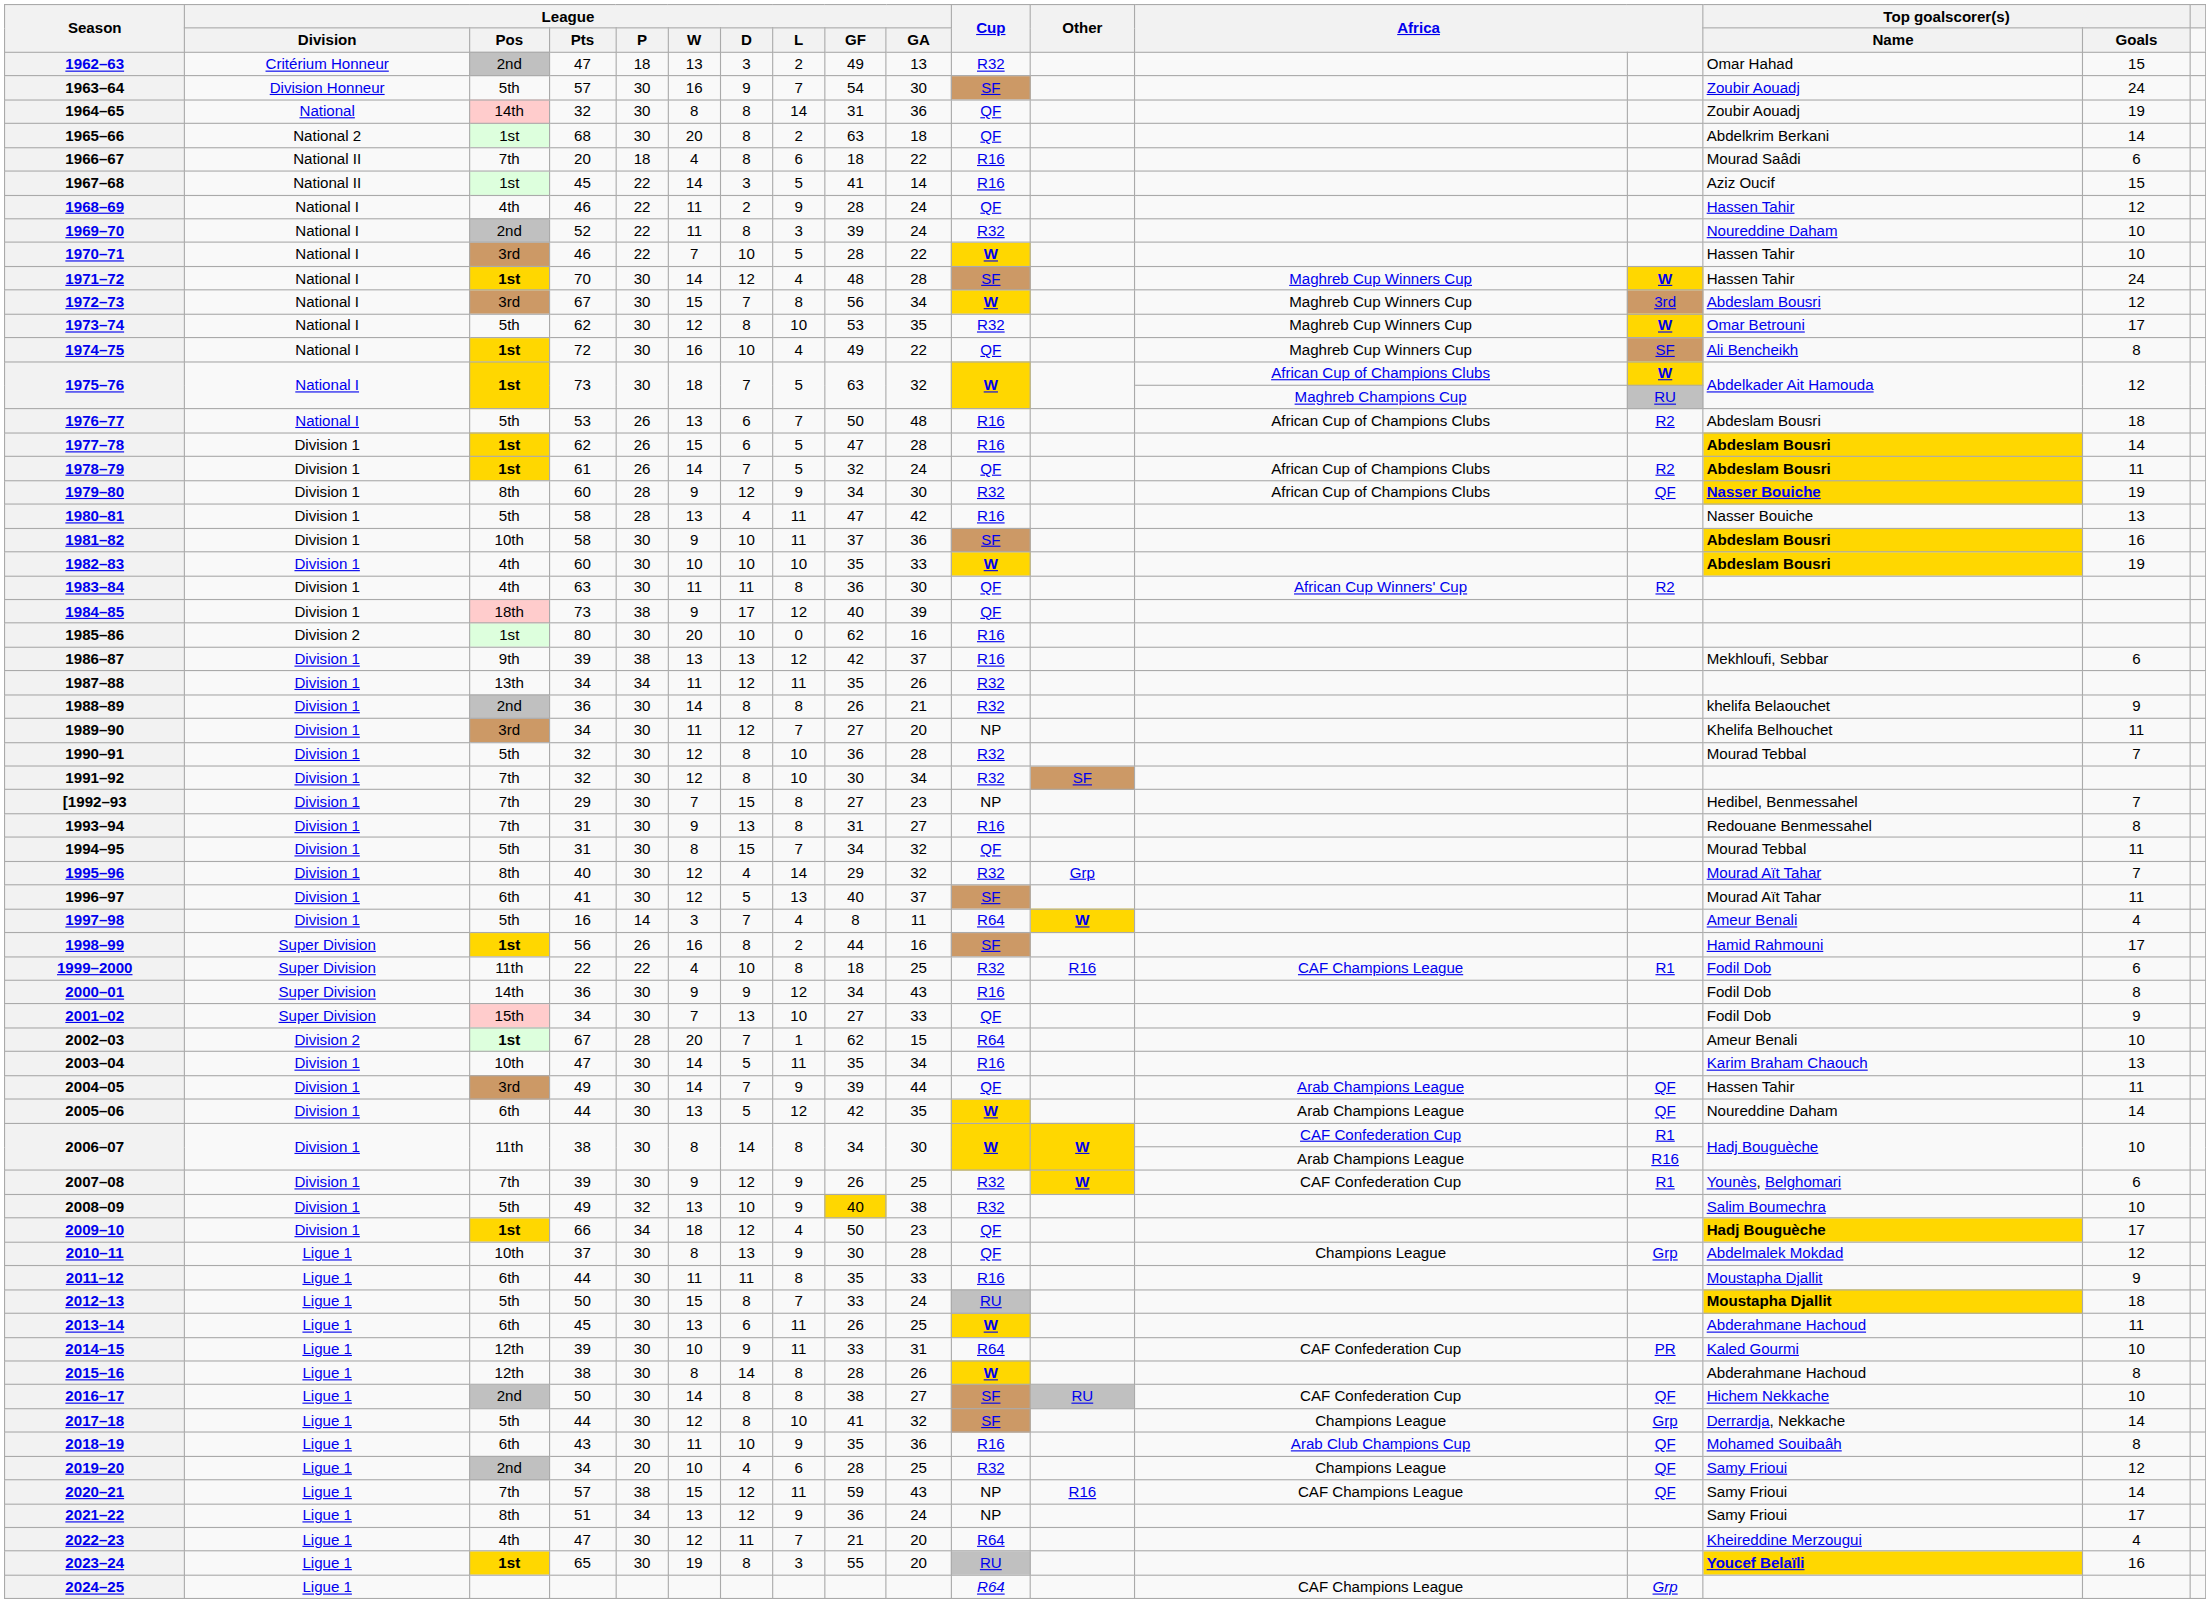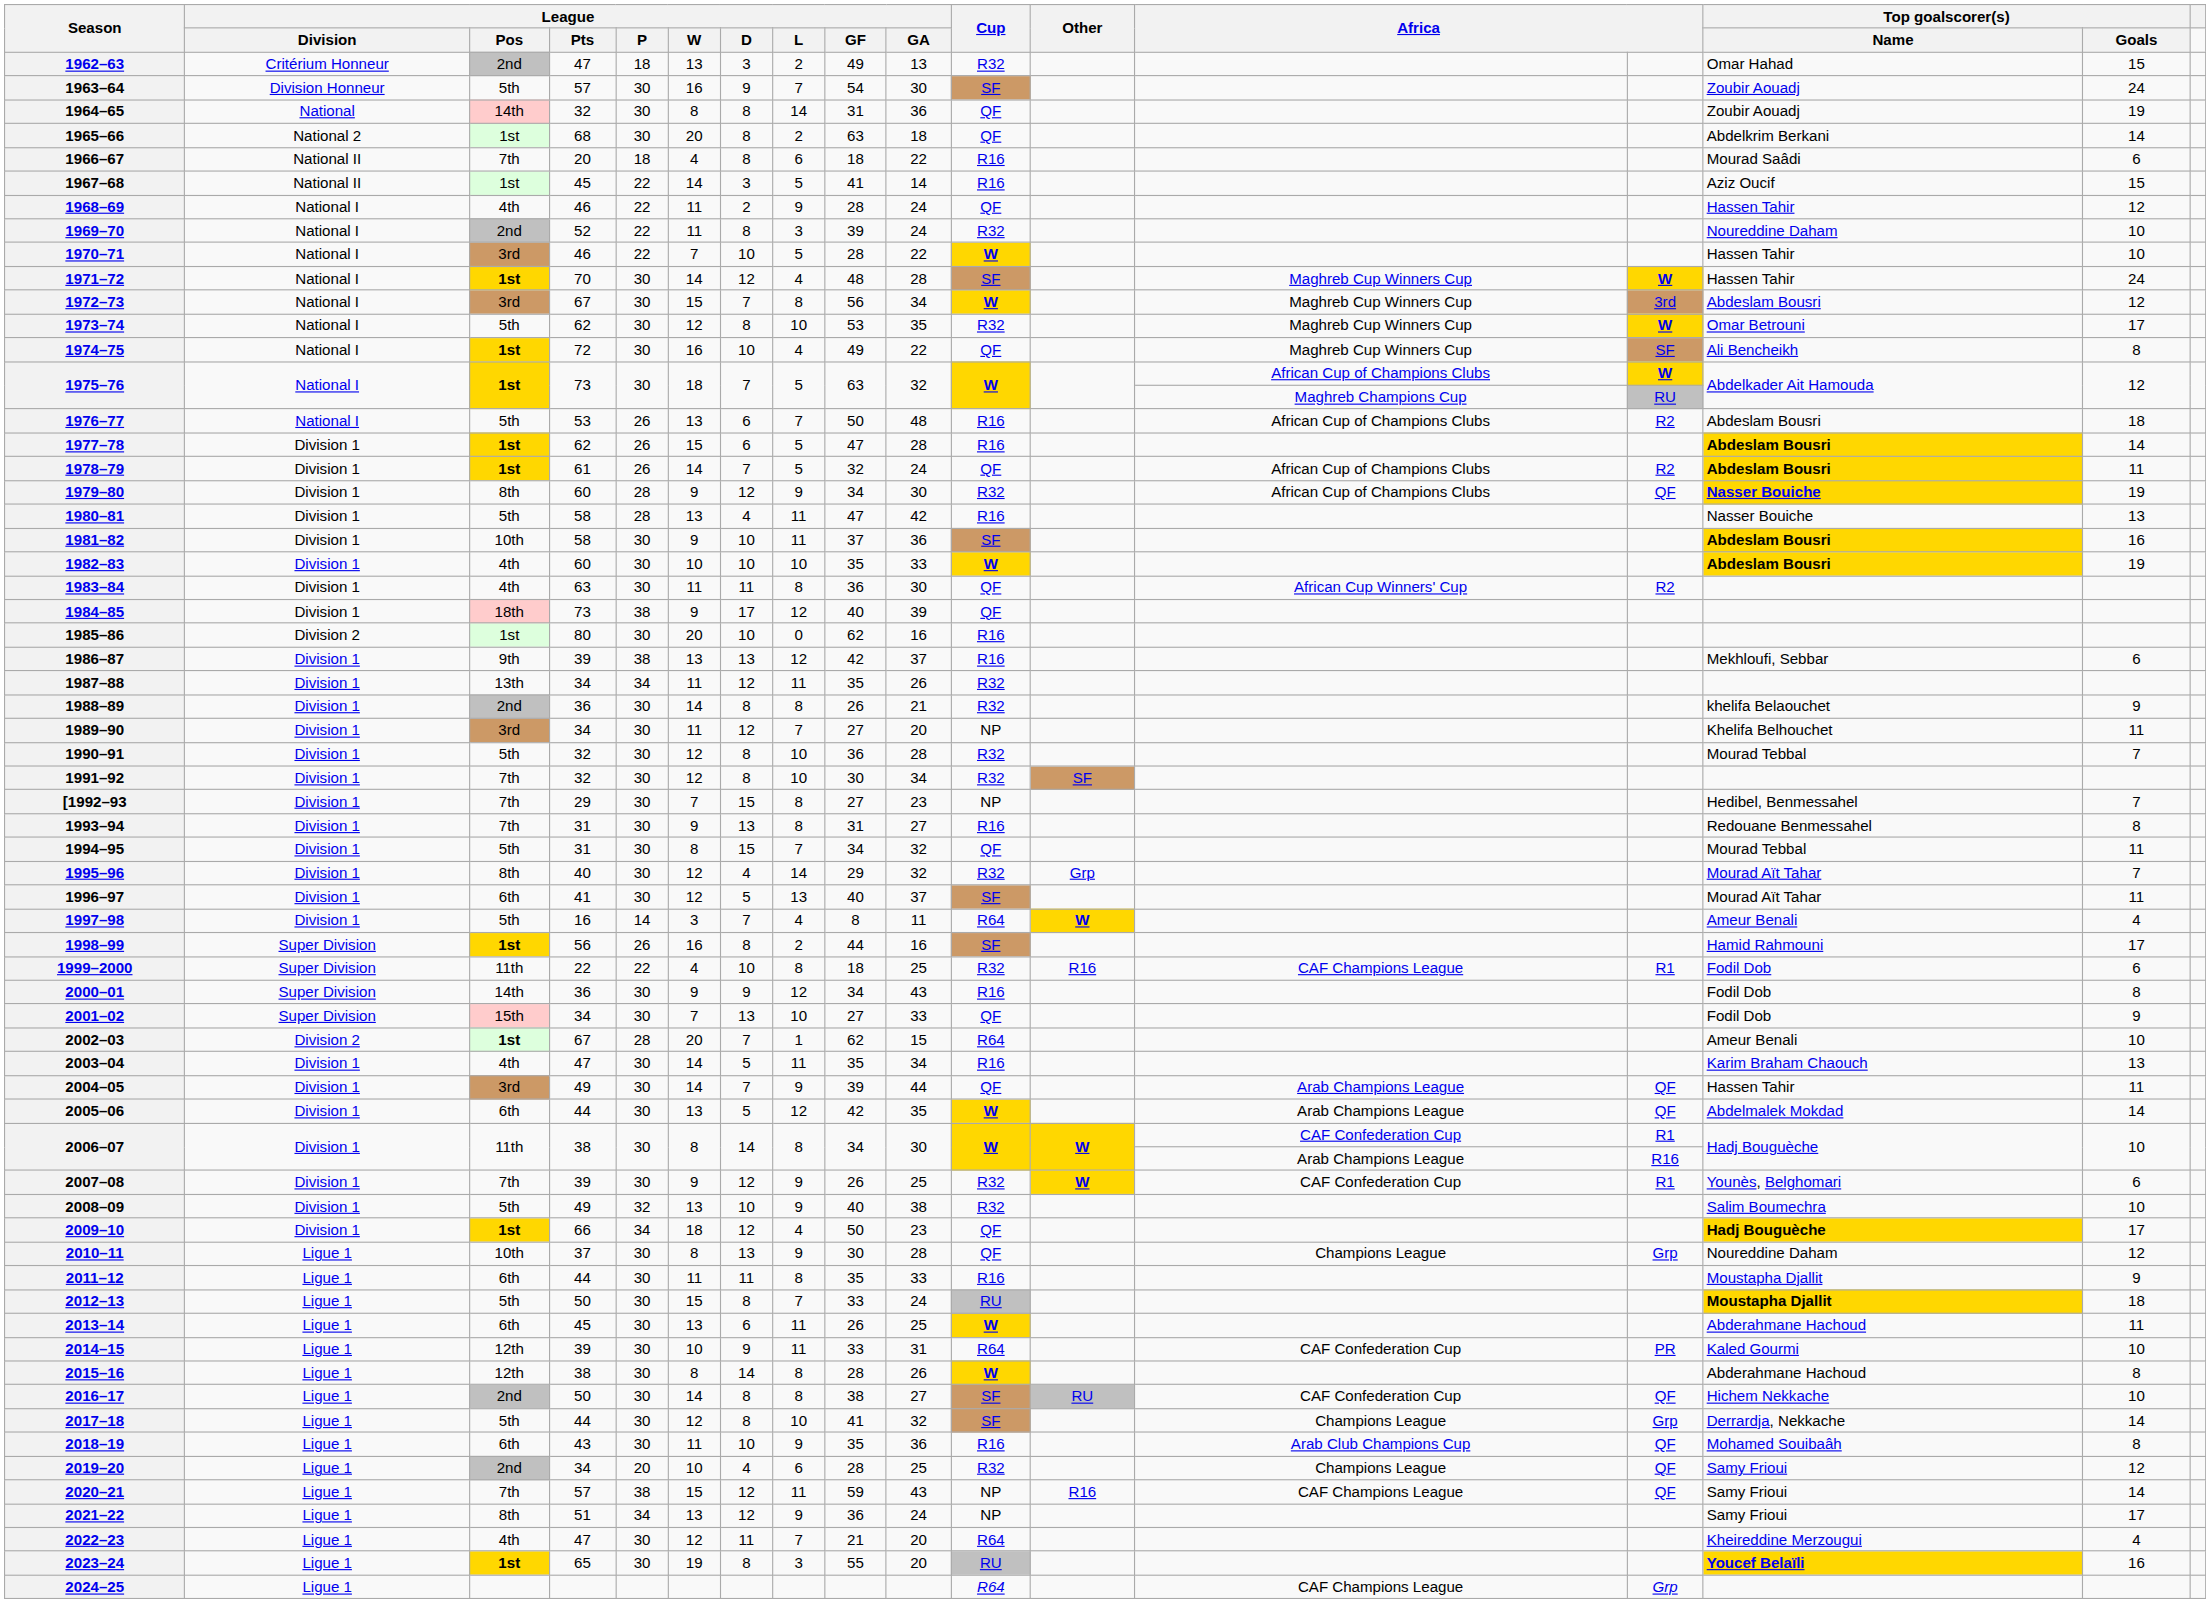(509, 1063) 10th -> (509, 1063) 4th
(1772, 1111) Noureddine Daham -> (1775, 1111) Abdelmalek Mokdad
(855, 1206) gold background -> (855, 1206) no background
(1775, 1253) Abdelmalek Mokdad -> (1772, 1253) Noureddine Daham
